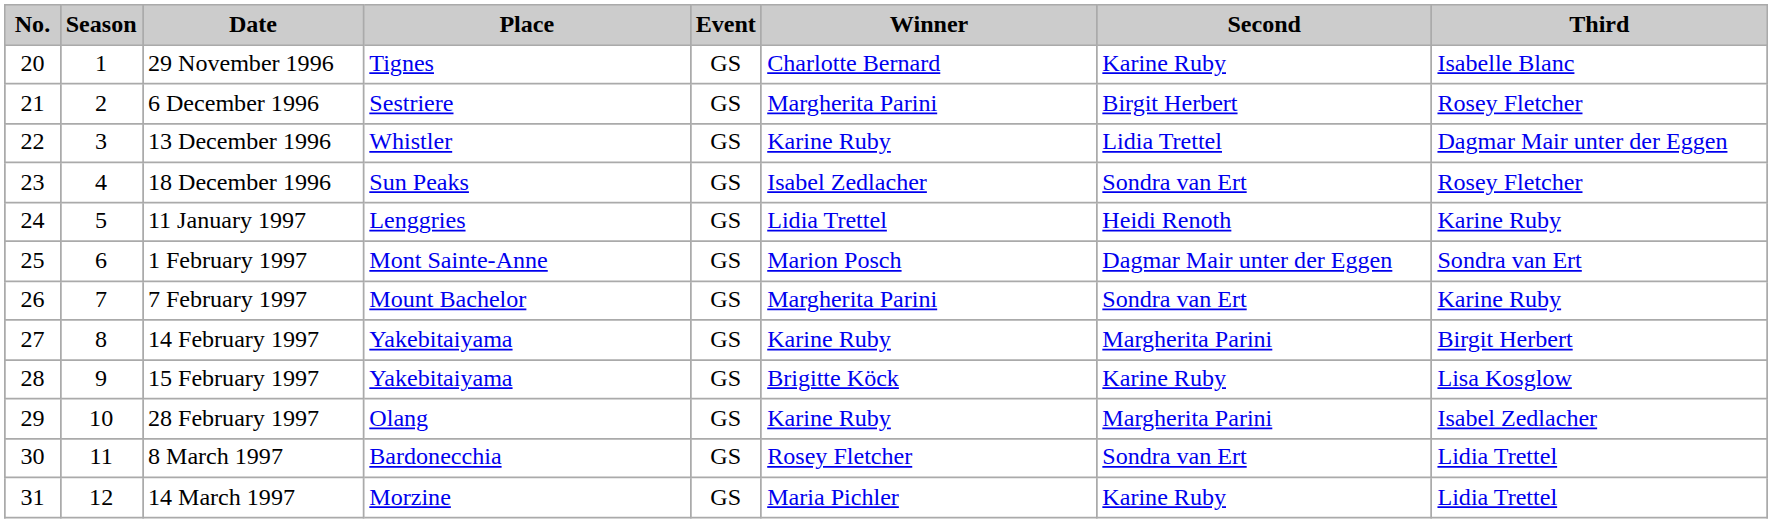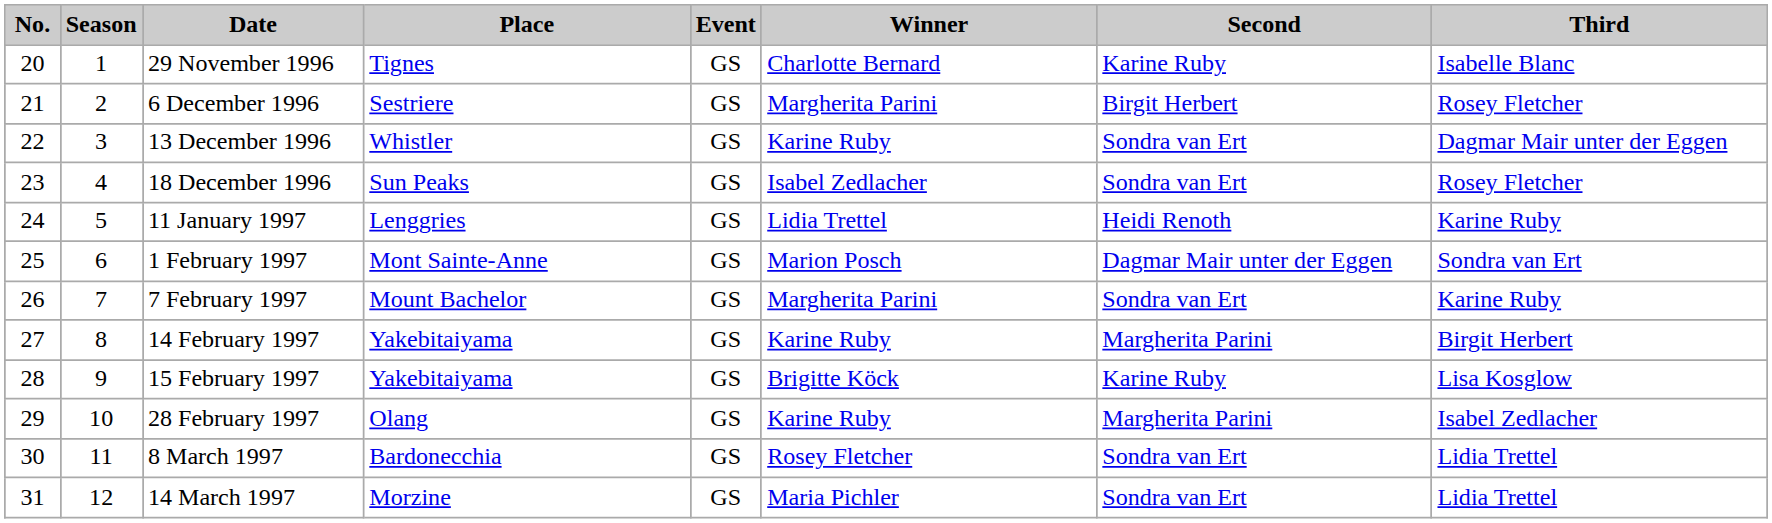(1162, 142) Lidia Trettel -> (1175, 142) Sondra van Ert
(1164, 496) Karine Ruby -> (1175, 496) Sondra van Ert
